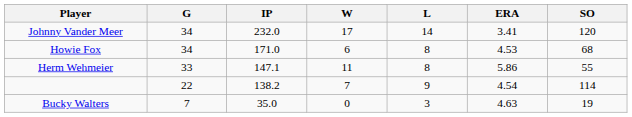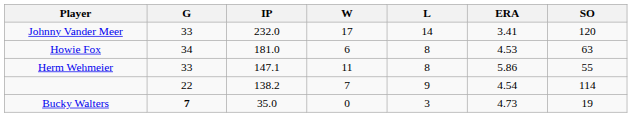(187, 31) 34 -> (187, 31) 33
(267, 49) 171.0 -> (267, 49) 181.0
(587, 49) 68 -> (587, 49) 63
(187, 103) normal -> (187, 103) bold
(507, 103) 4.63 -> (507, 103) 4.73
